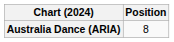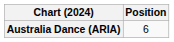(146, 29) 8 -> (146, 29) 6
